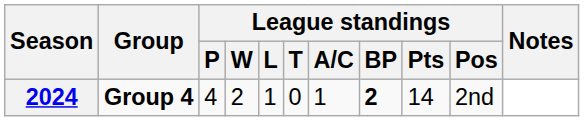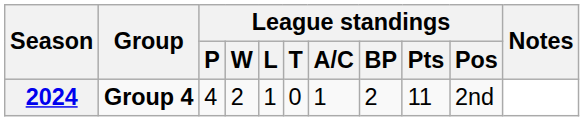(371, 97) bold -> (371, 97) normal
(421, 97) 14 -> (420, 97) 11
